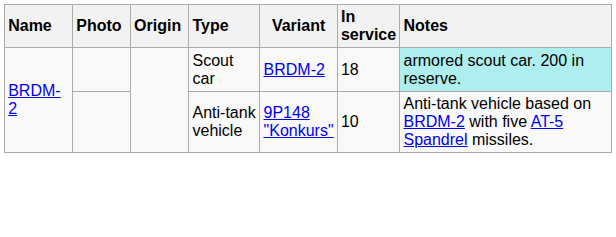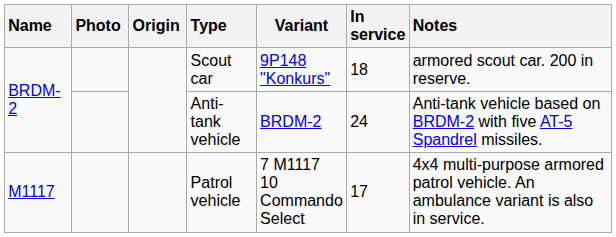(294, 69) BRDM-2 -> (295, 69) 9P148 "Konkurs"
(494, 69) paleturquoise background -> (503, 69) no background
(299, 121) 9P148 "Konkurs" -> (291, 121) BRDM-2
(350, 121) 10 -> (359, 121) 24
+ row: (216, 192)
